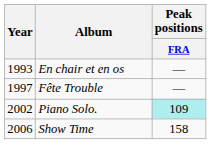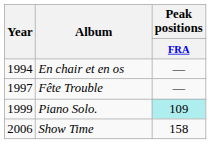(20, 68) 1993 -> (20, 68) 1994
(20, 108) 2002 -> (20, 108) 1999
